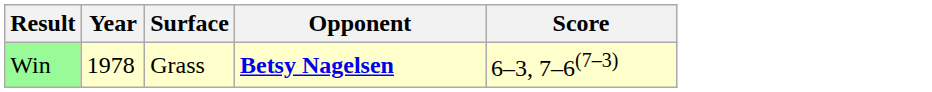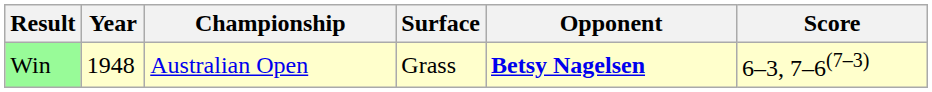+ column: (270, 23)
(111, 64) 1978 -> (111, 64) 1948
